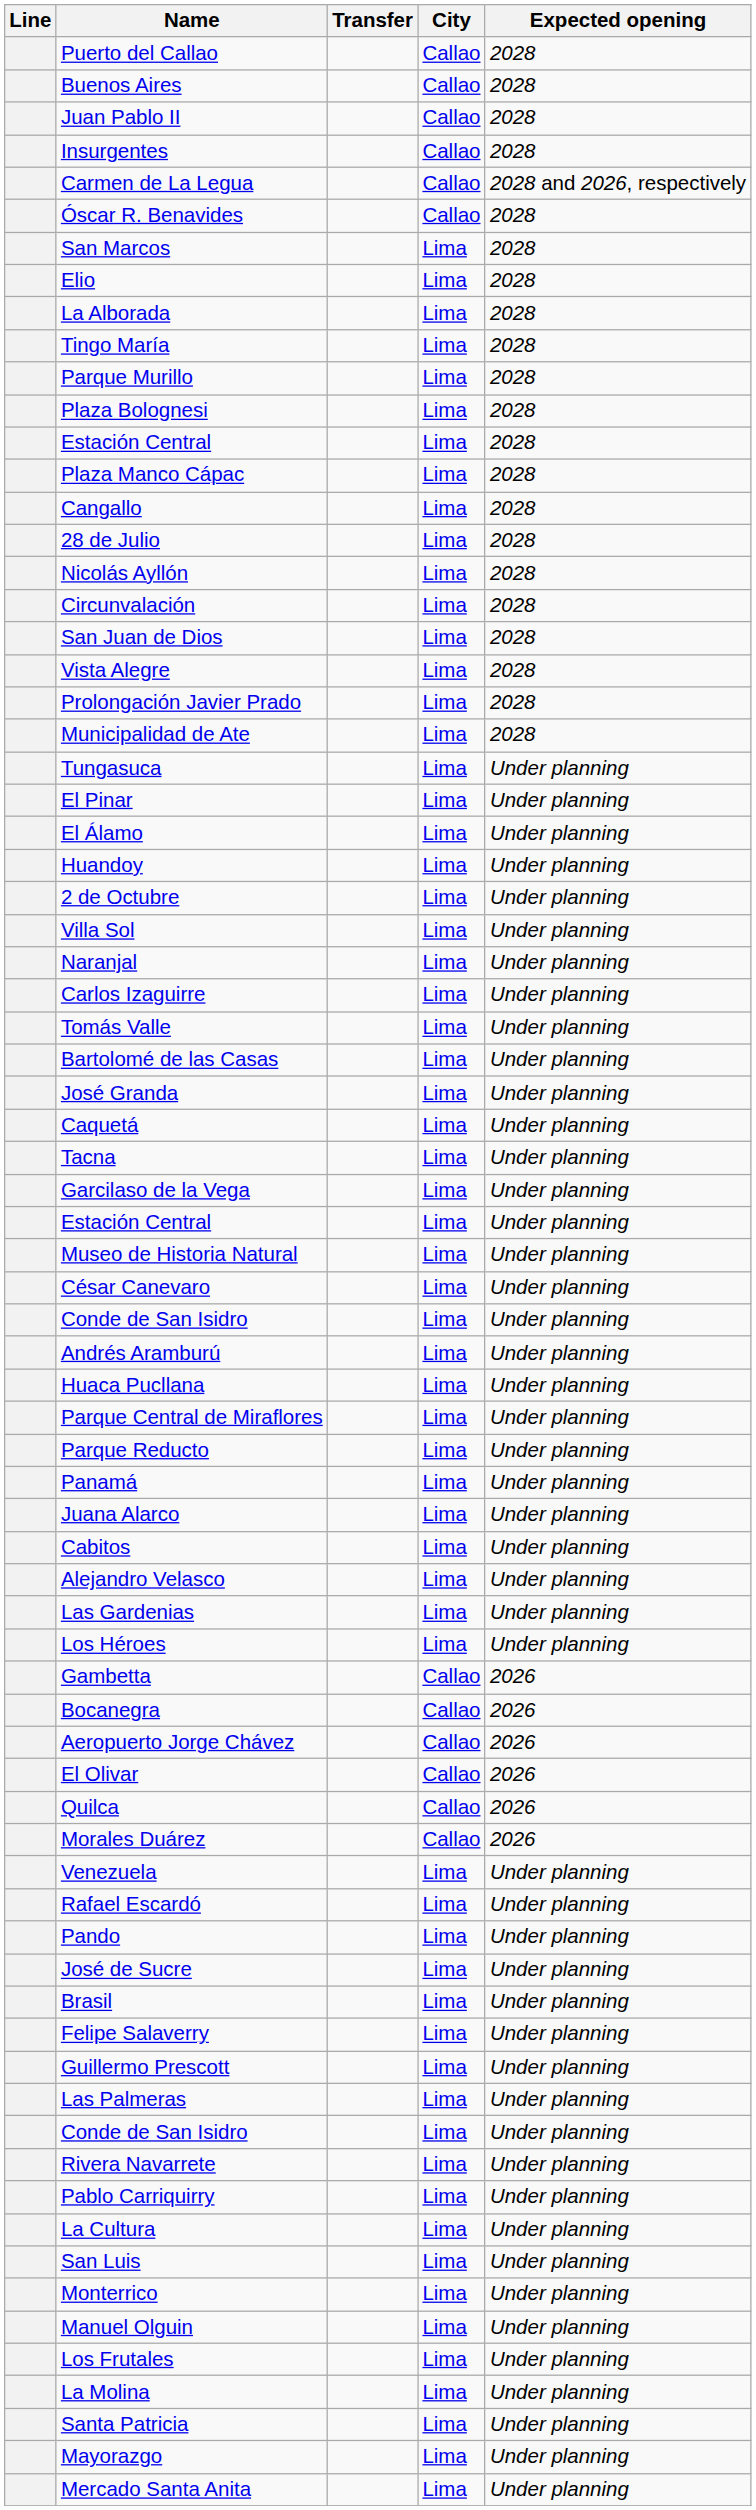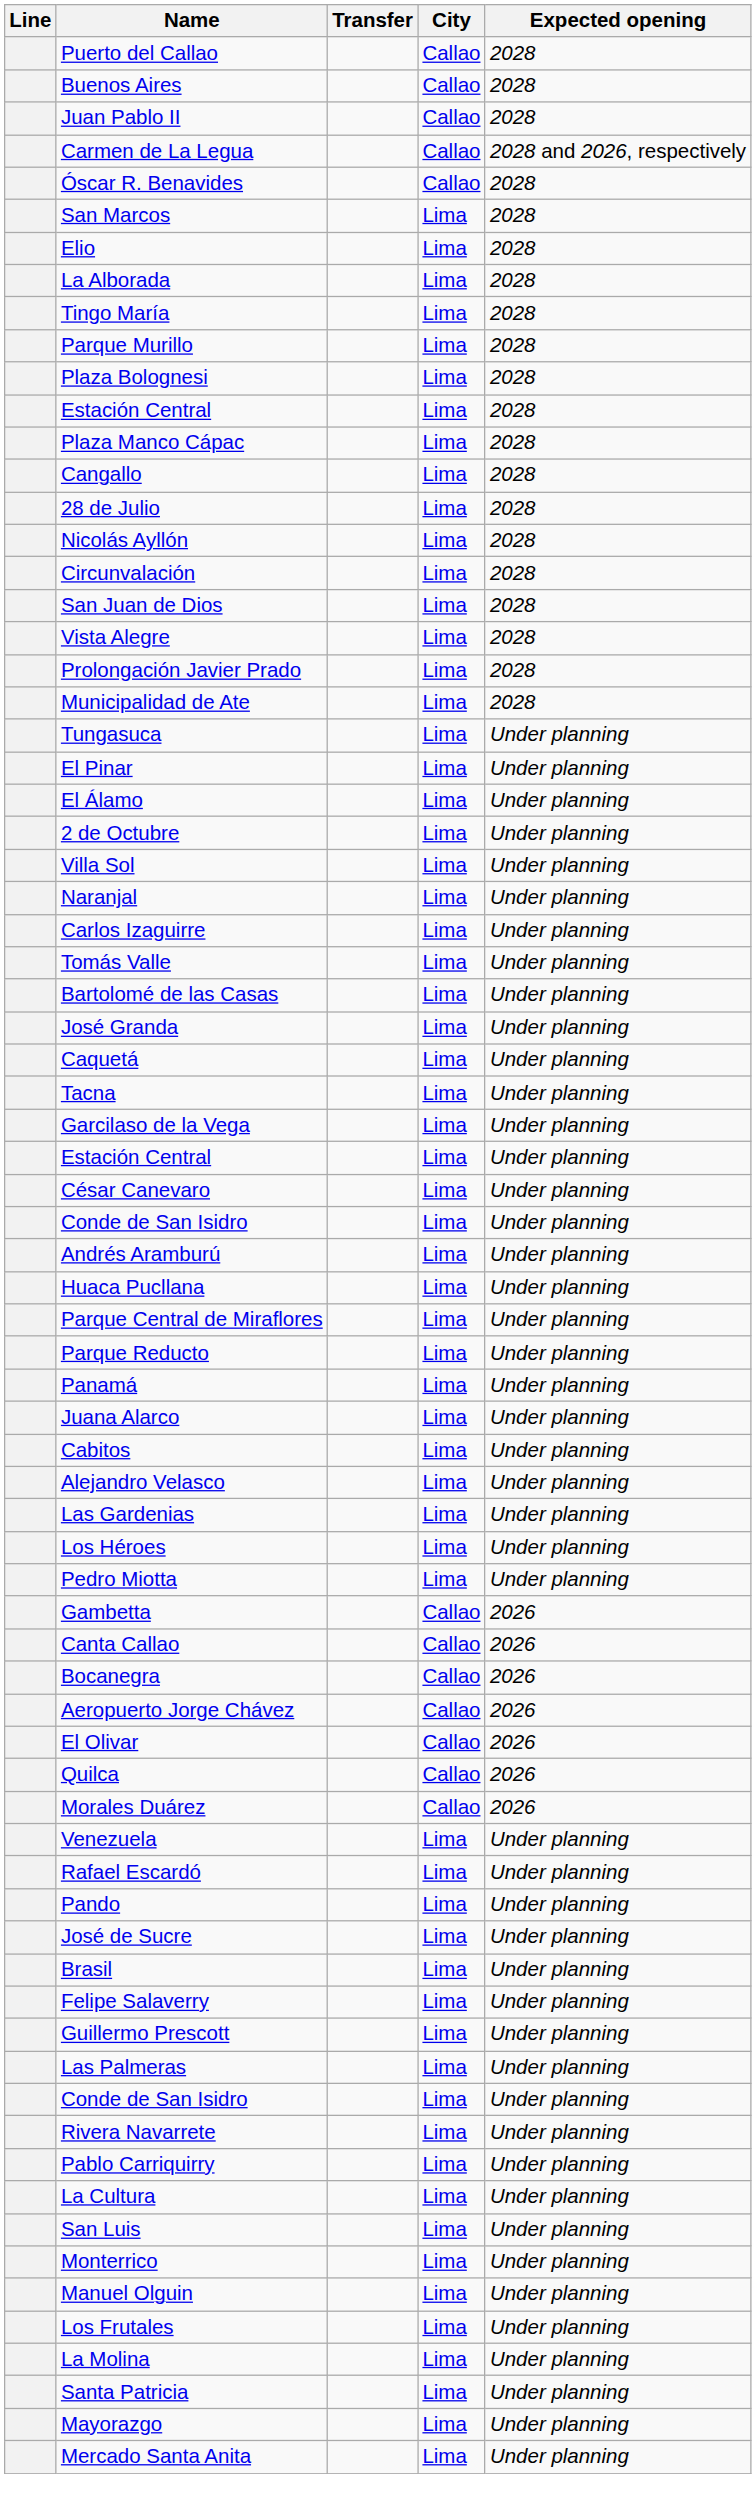- row: (114, 150)
- row: (102, 865)
- row: (179, 1254)
+ row: (119, 1579)
+ row: (120, 1644)
